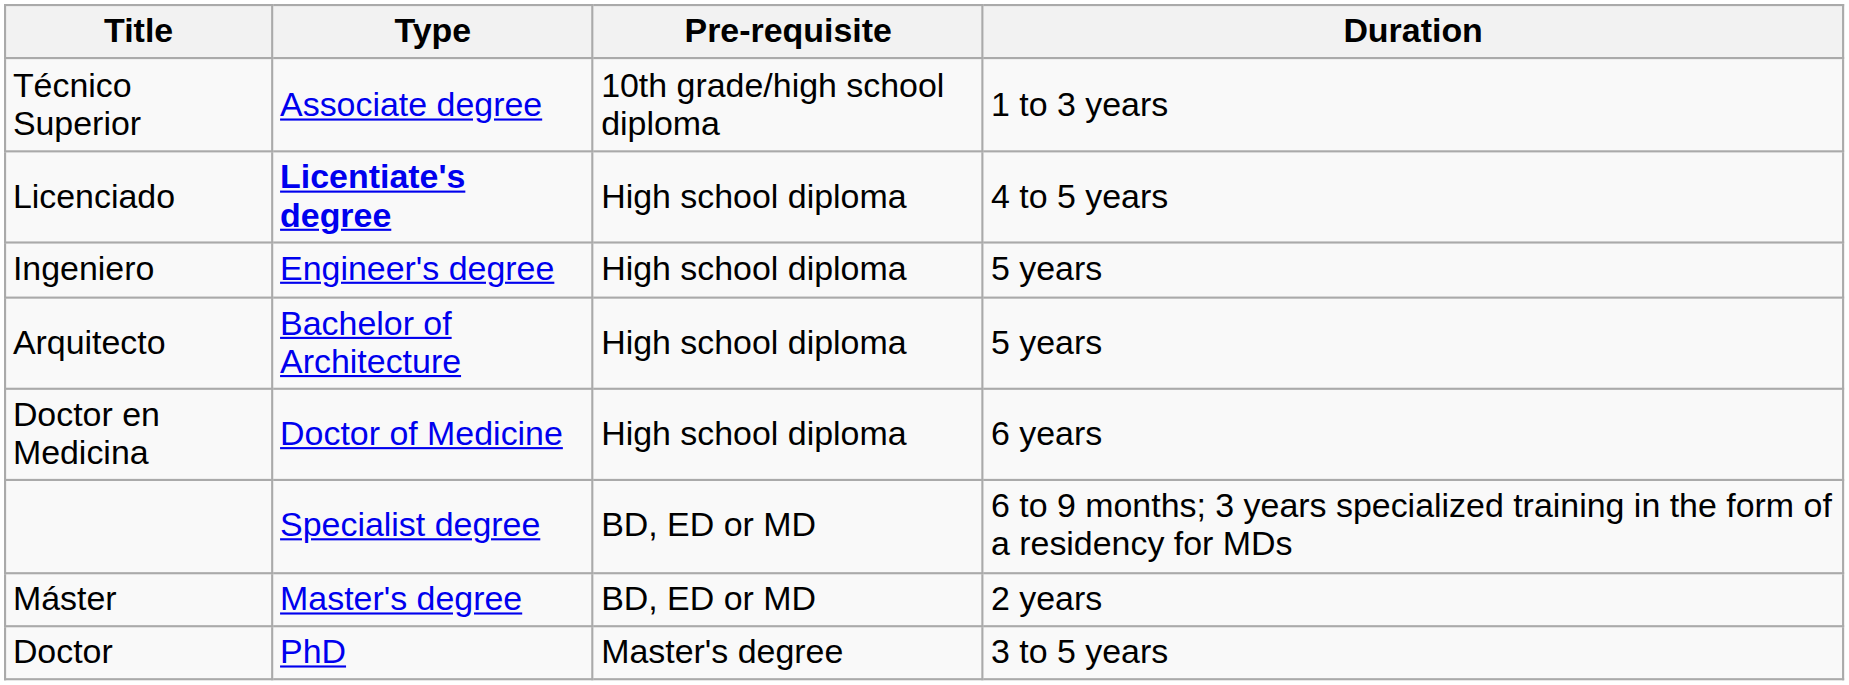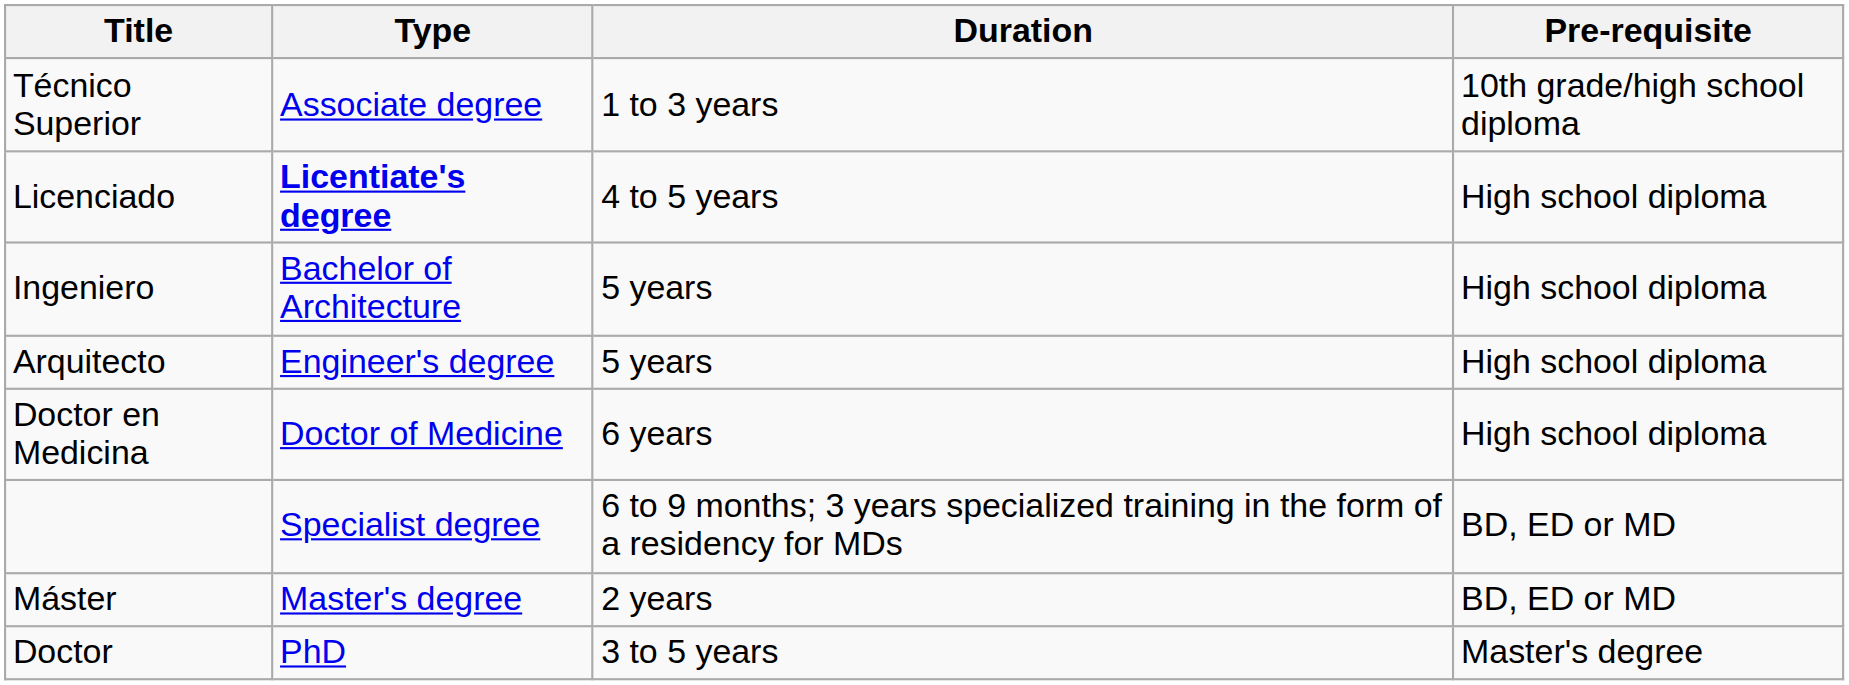columns swapped: (1413, 31) <-> (788, 31)
(417, 269) Engineer's degree -> (371, 288) Bachelor of Architecture
(371, 341) Bachelor of Architecture -> (417, 361) Engineer's degree
